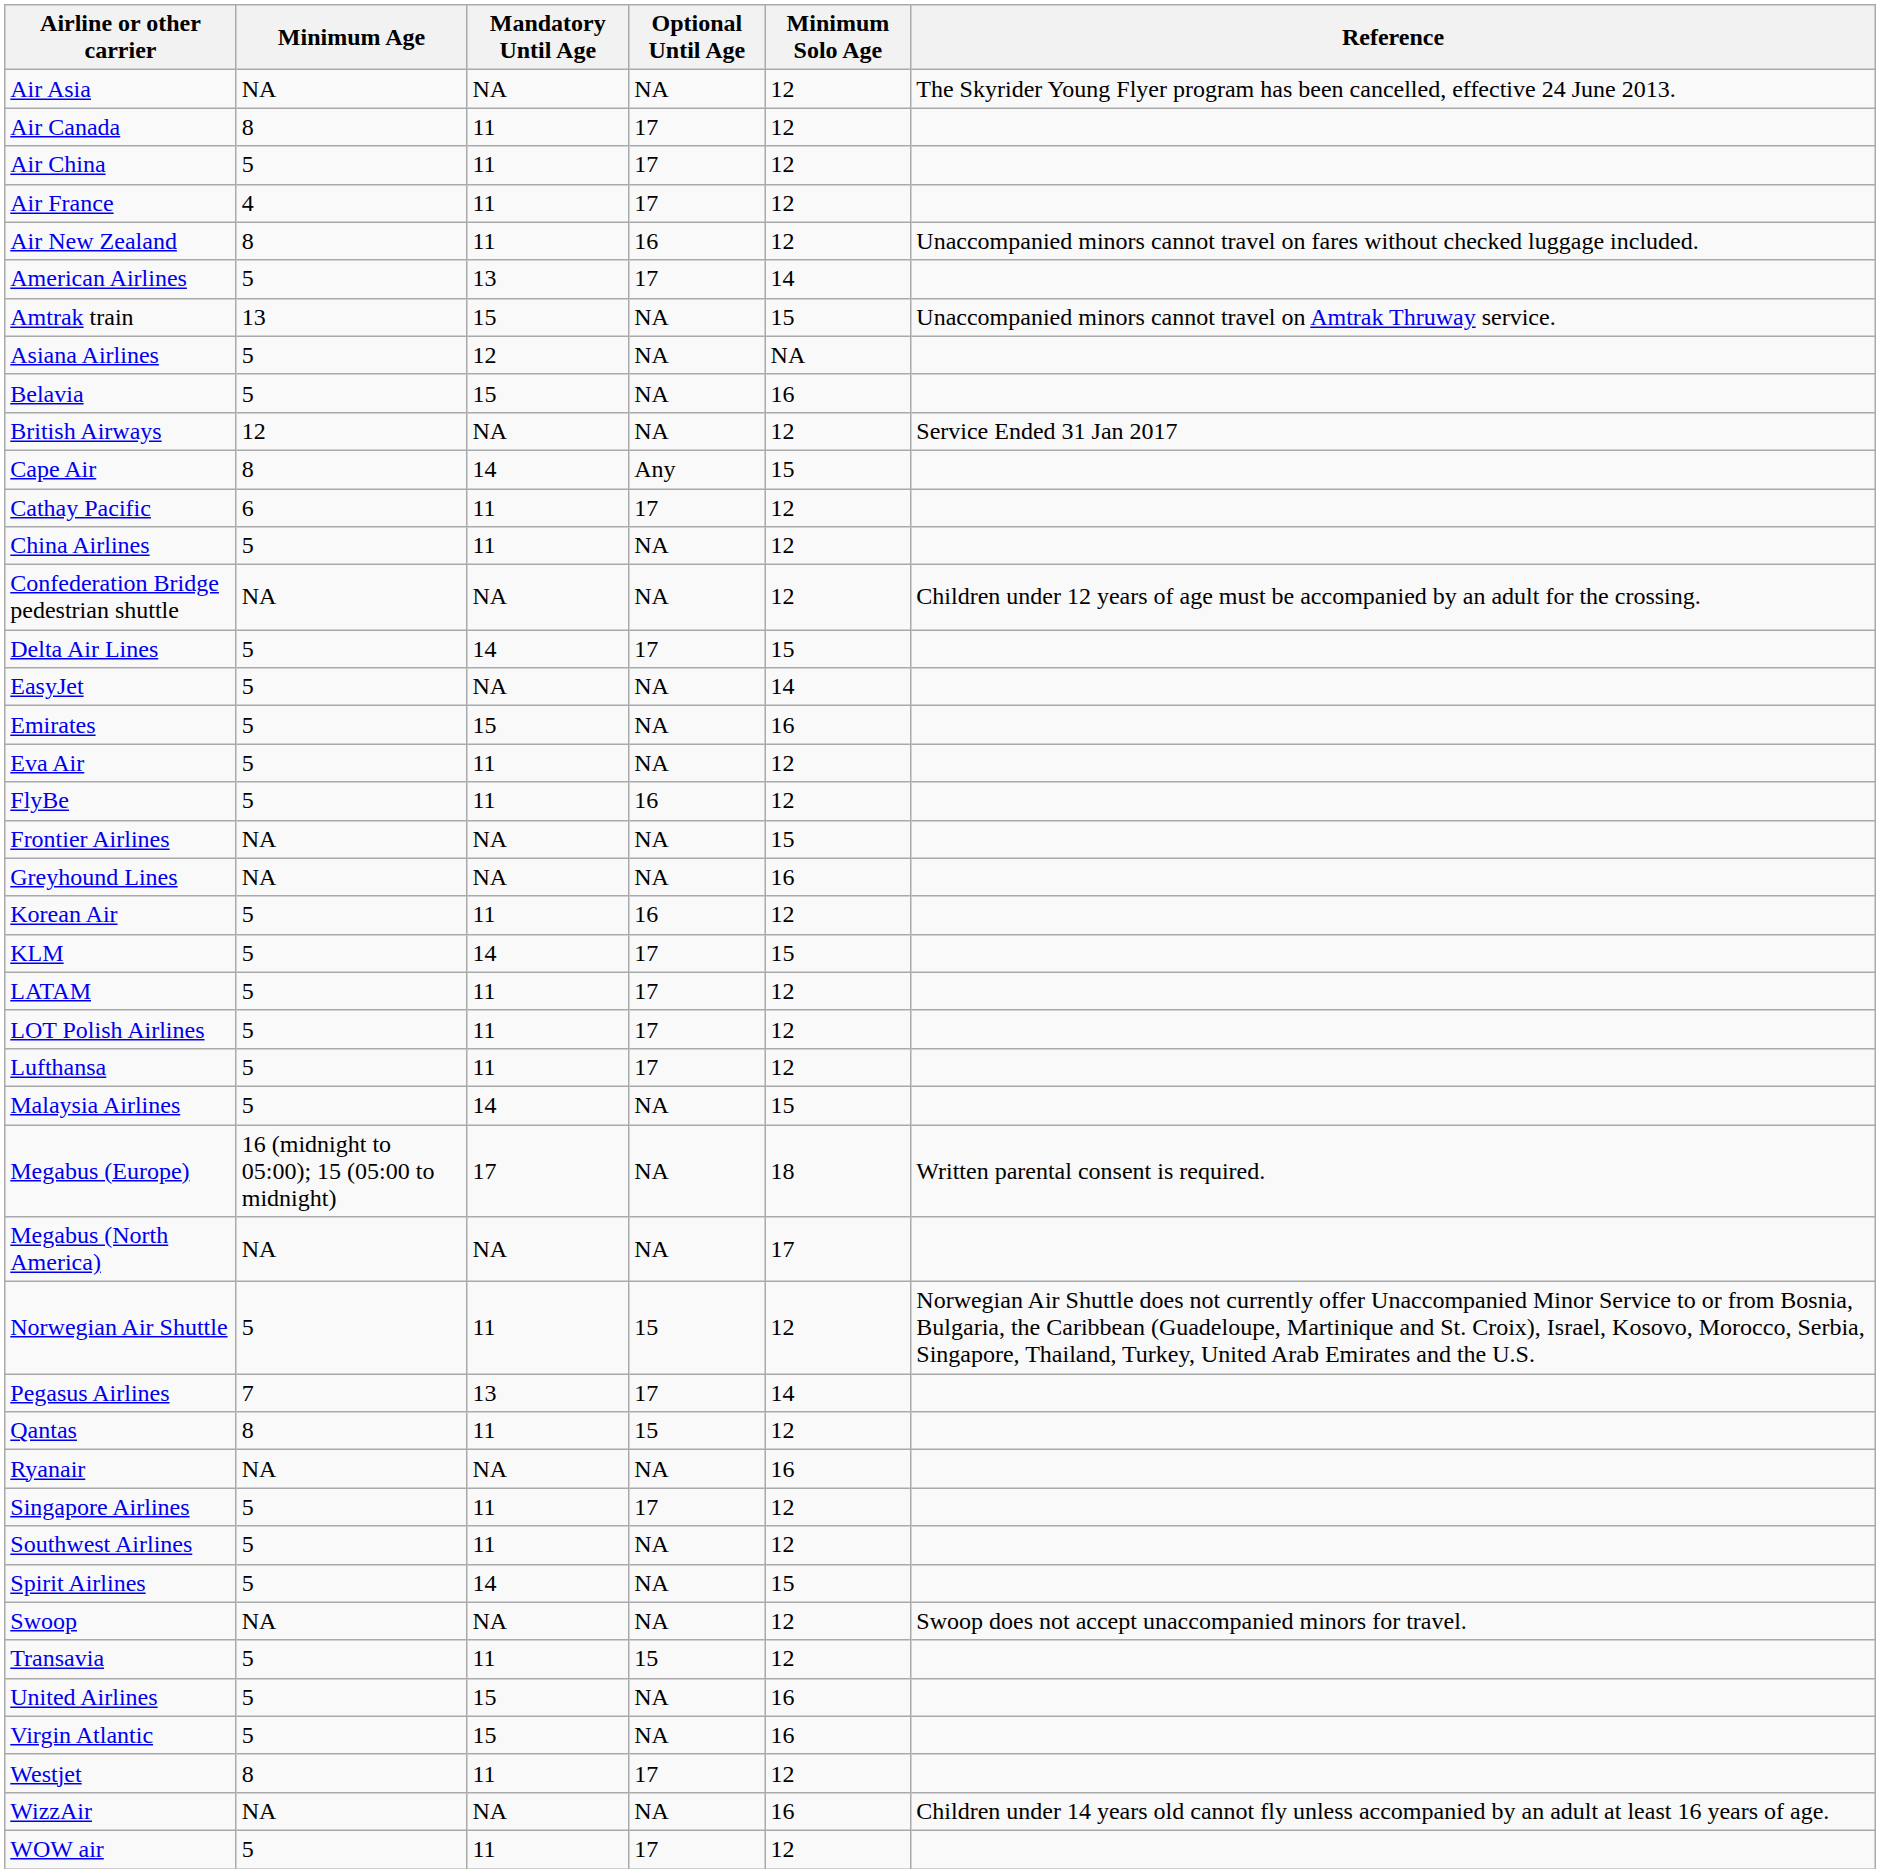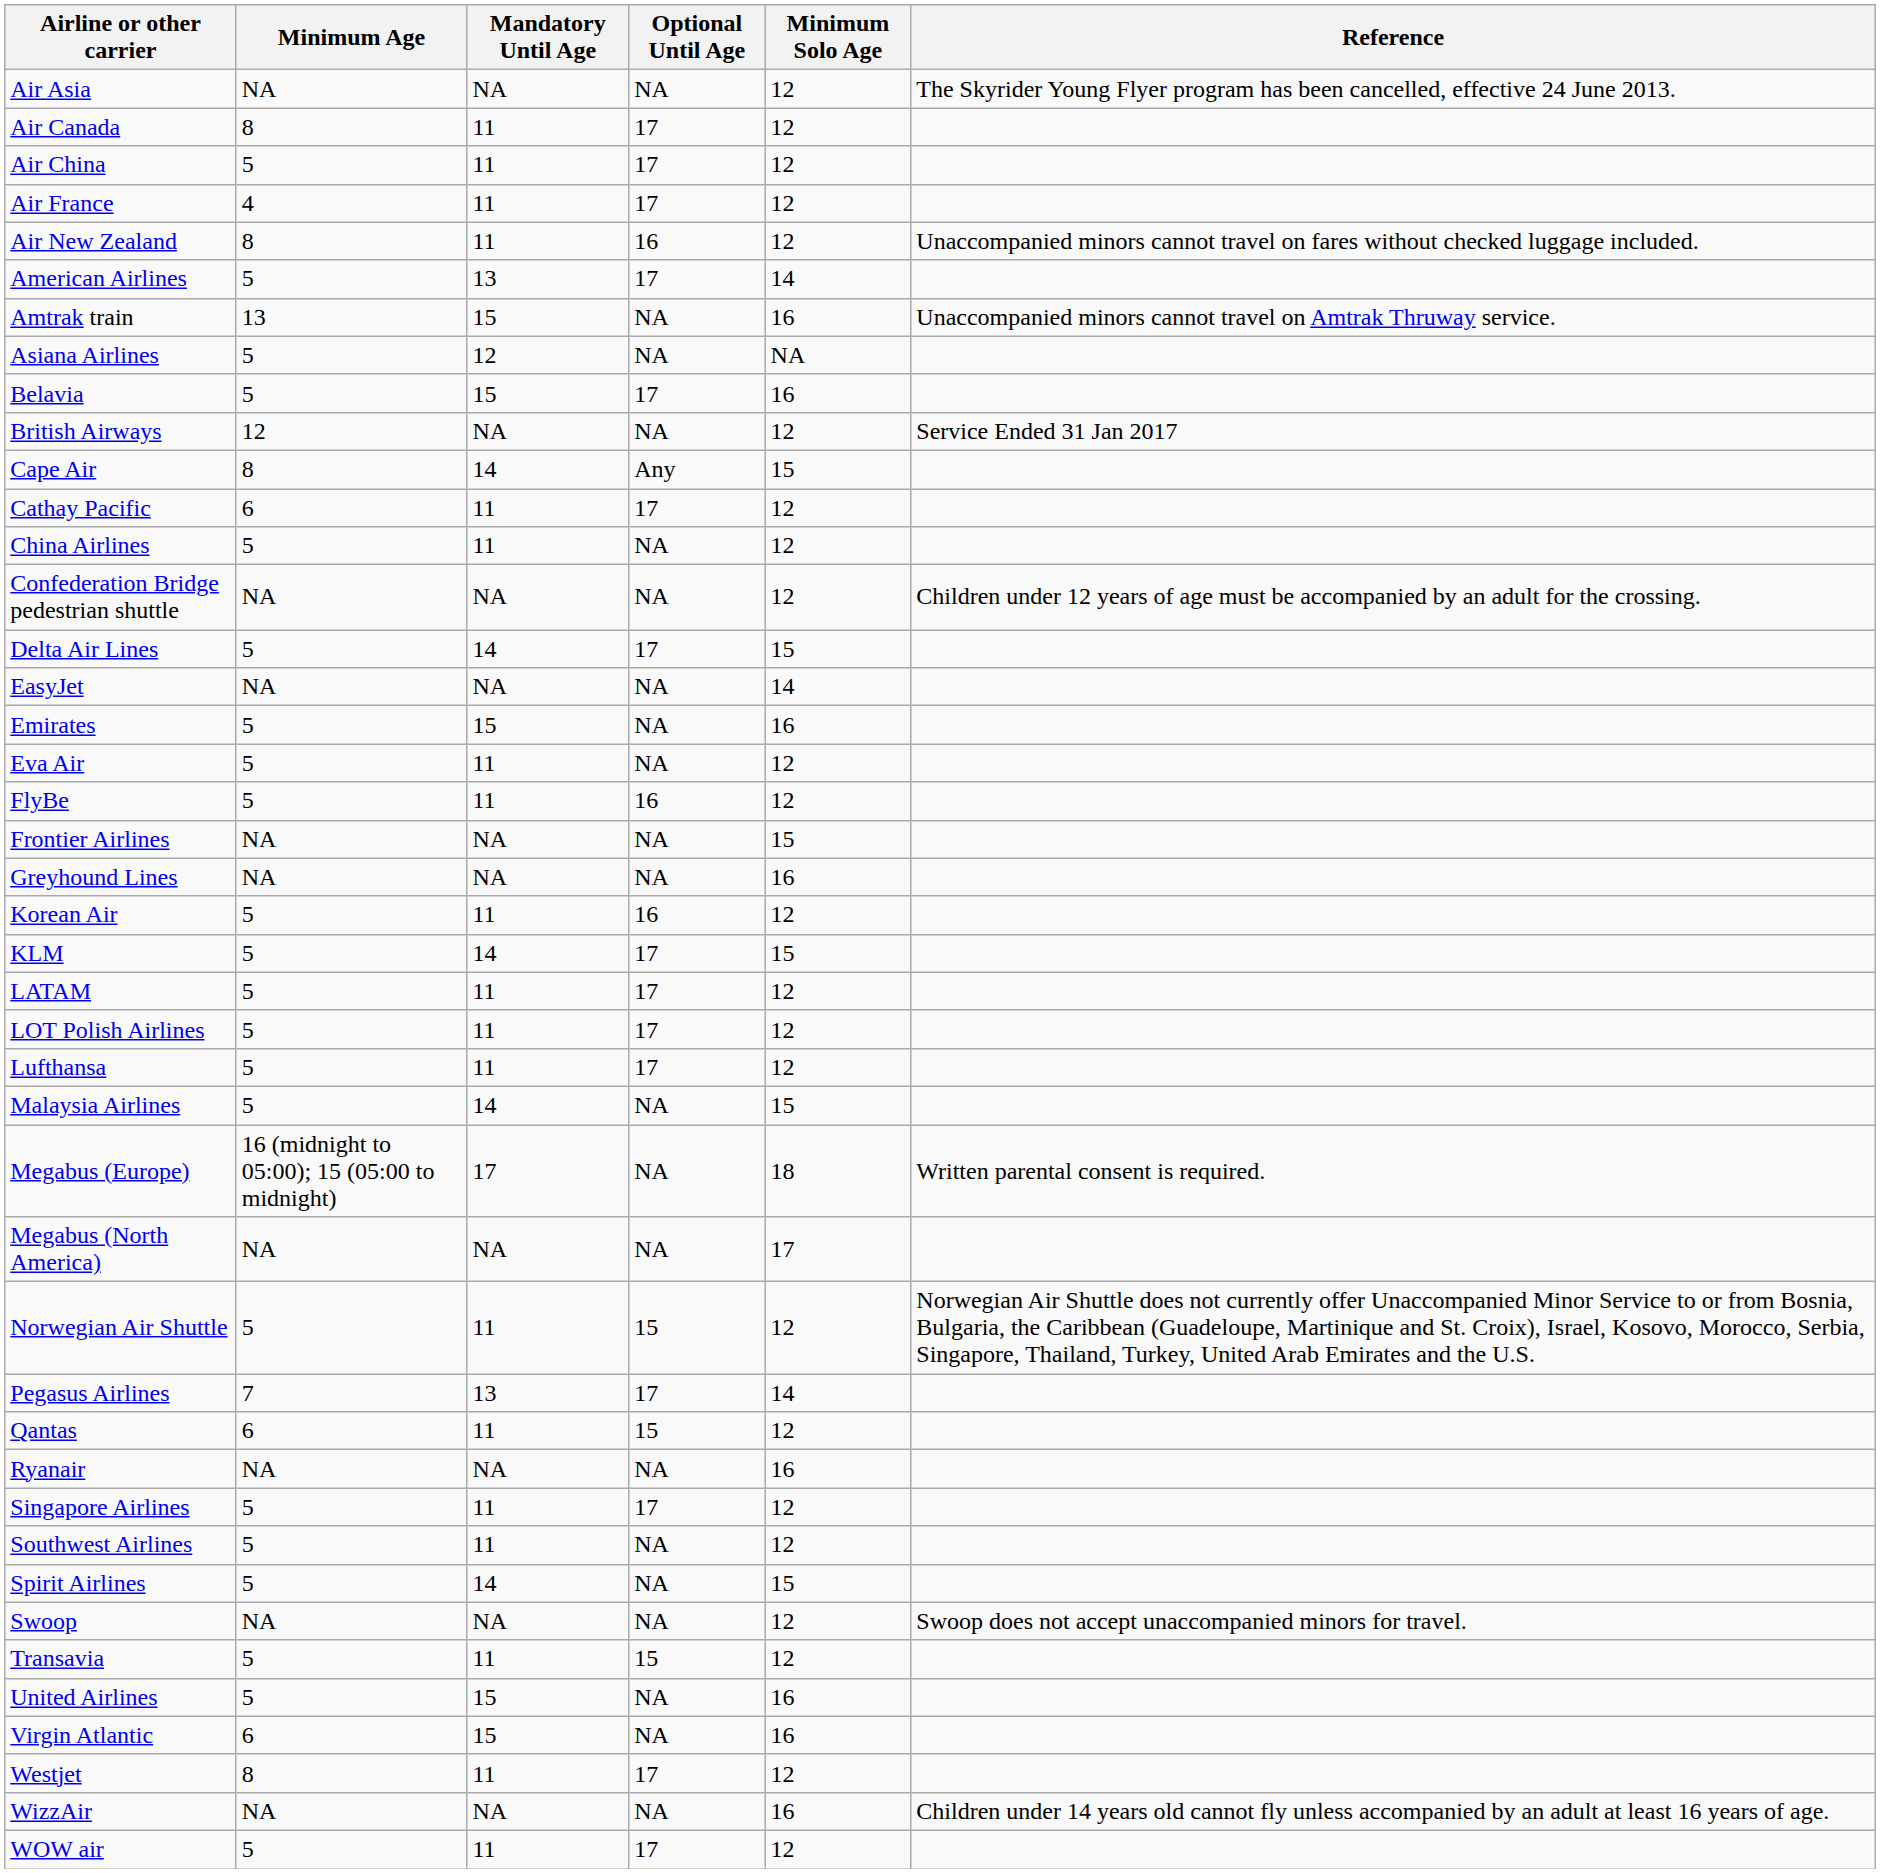(783, 316) 15 -> (783, 316) 16
(651, 393) NA -> (646, 393) 17
(248, 686) 5 -> (259, 686) NA
(248, 1430) 8 -> (248, 1430) 6
(248, 1735) 5 -> (248, 1735) 6
